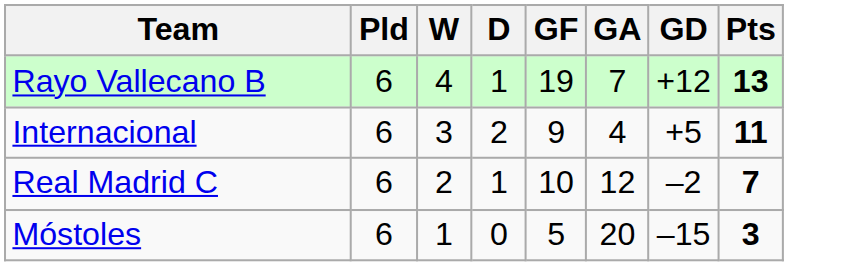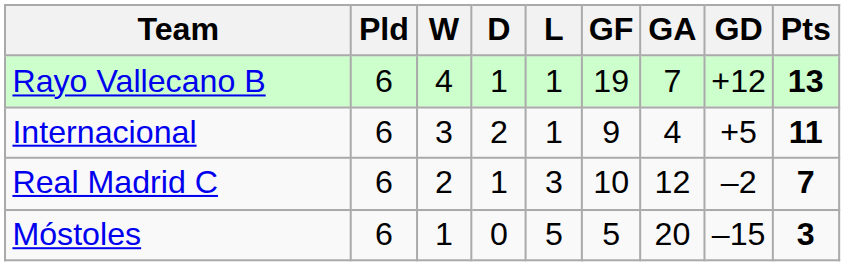+ column: (554, 30)
